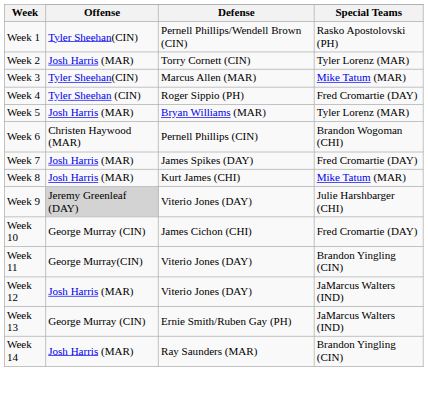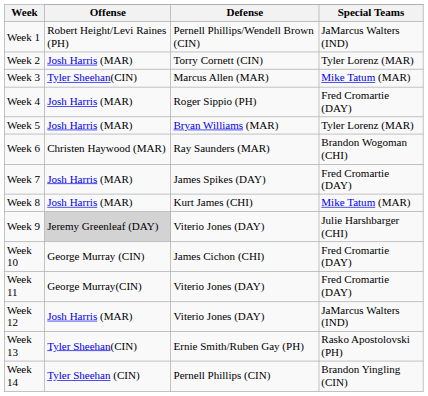(93, 36) Tyler Sheehan(CIN) -> (107, 36) Robert Height/Levi Raines (PH)
(361, 36) Rasko Apostolovski (PH) -> (360, 36) JaMarcus Walters (IND)
(94, 95) Tyler Sheehan (CIN) -> (90, 101) Josh Harris (MAR)
(209, 136) Pernell Phillips (CIN) -> (222, 149) Ray Saunders (MAR)
(356, 261) Brandon Yingling (CIN) -> (355, 286) Fred Cromartie (DAY)
(97, 321) George Murray (CIN) -> (92, 346) Tyler Sheehan(CIN)
(356, 321) JaMarcus Walters (IND) -> (366, 346) Rasko Apostolovski (PH)
(91, 351) Josh Harris (MAR) -> (93, 376) Tyler Sheehan (CIN)
(209, 351) Ray Saunders (MAR) -> (222, 376) Pernell Phillips (CIN)
